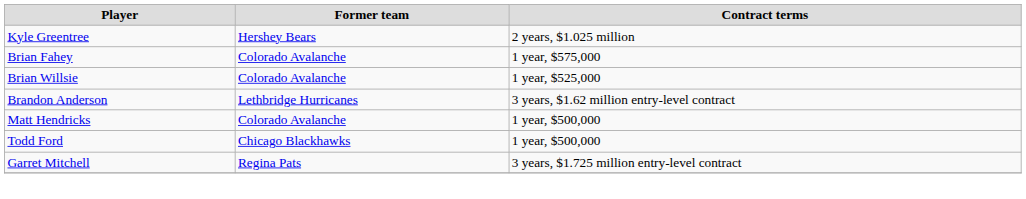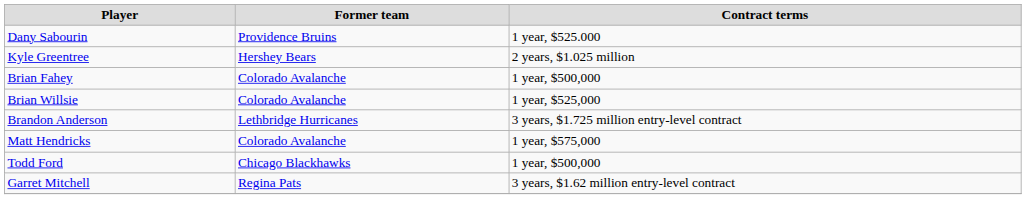+ row: (47, 36)
(556, 57) 1 year, $575,000 -> (556, 78) 1 year, $500,000
(623, 99) 3 years, $1.62 million entry-level contract -> (627, 120) 3 years, $1.725 million entry-level contract
(556, 120) 1 year, $500,000 -> (556, 141) 1 year, $575,000
(627, 162) 3 years, $1.725 million entry-level contract -> (623, 183) 3 years, $1.62 million entry-level contract
